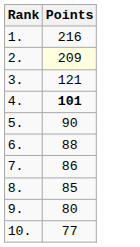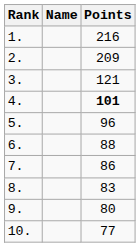+ column: (62, 15)
(70, 59) lightyellow background -> (108, 59) no background
(70, 123) 90 -> (108, 123) 96
(70, 188) 85 -> (108, 188) 83
